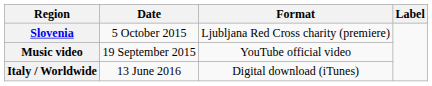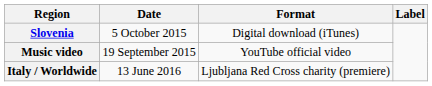(296, 33) Ljubljana Red Cross charity (premiere) -> (296, 33) Digital download (iTunes)
(296, 71) Digital download (iTunes) -> (296, 71) Ljubljana Red Cross charity (premiere)
